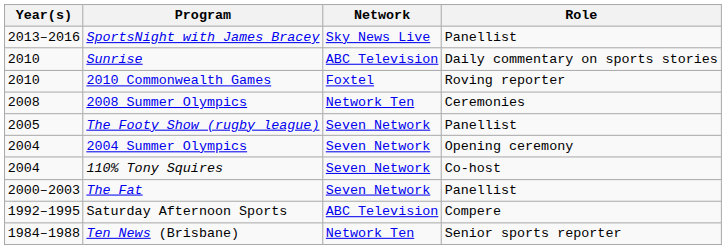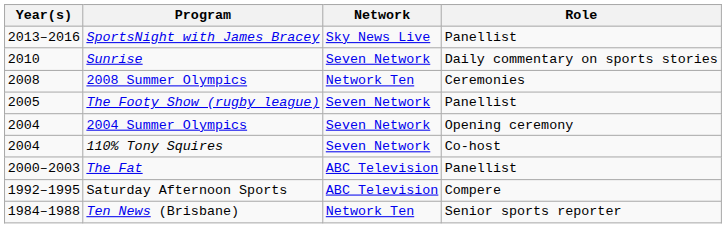(382, 59) ABC Television -> (378, 59) Seven Network
- row: (179, 81)
(378, 190) Seven Network -> (382, 168) ABC Television
